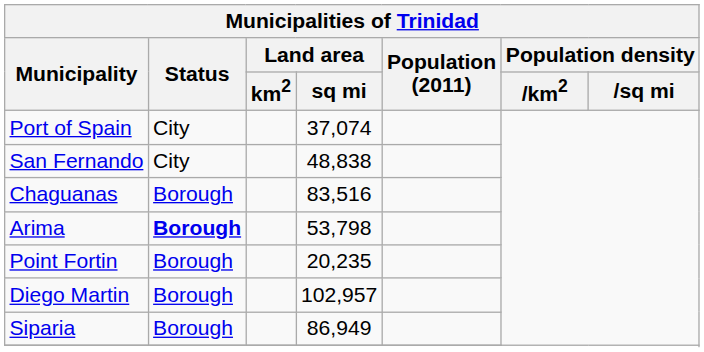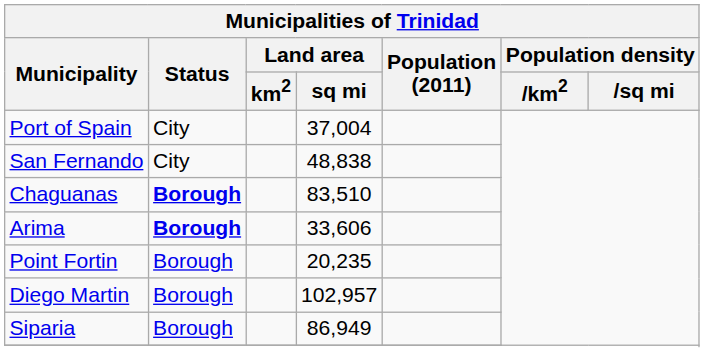(339, 127) 37,074 -> (339, 127) 37,004
(193, 194) normal -> (197, 194) bold
(339, 194) 83,516 -> (339, 194) 83,510
(339, 227) 53,798 -> (339, 227) 33,606
